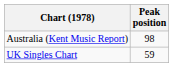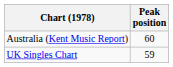(149, 39) 98 -> (149, 39) 60
